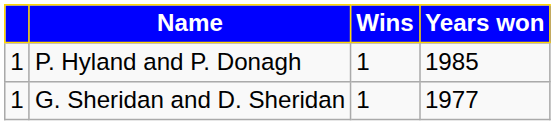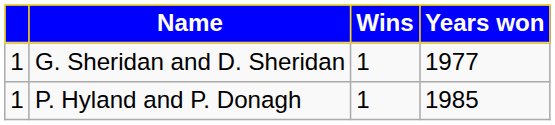rows swapped: (190, 100) <-> (168, 61)
